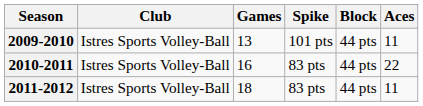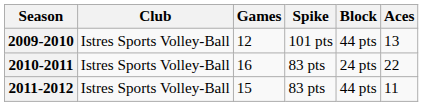(244, 40) 13 -> (244, 40) 12
(391, 40) 11 -> (392, 40) 13
(358, 64) 44 pts -> (358, 64) 24 pts
(244, 88) 18 -> (244, 88) 15
